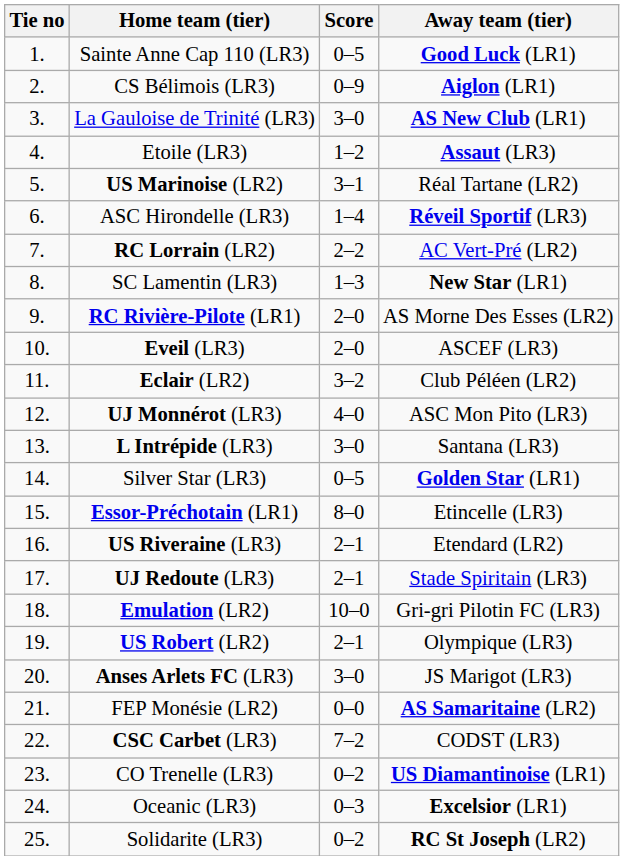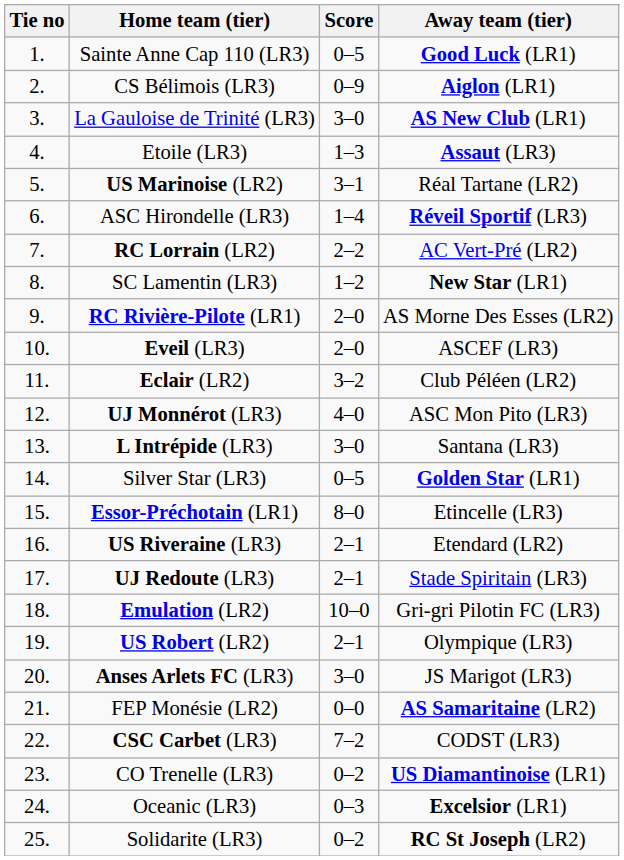(349, 151) 1–2 -> (349, 151) 1–3
(349, 282) 1–3 -> (349, 282) 1–2
